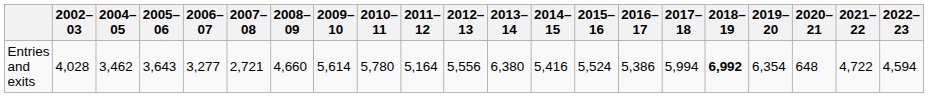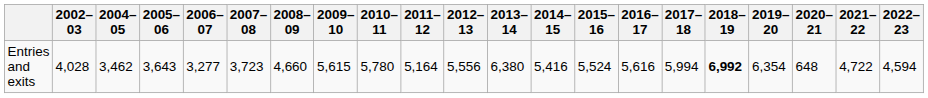(247, 66) 2,721 -> (247, 66) 3,723
(334, 66) 5,614 -> (334, 66) 5,615
(638, 66) 5,386 -> (638, 66) 5,616
